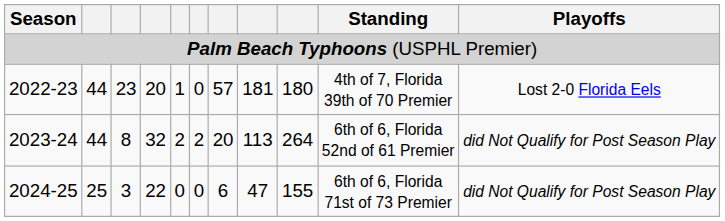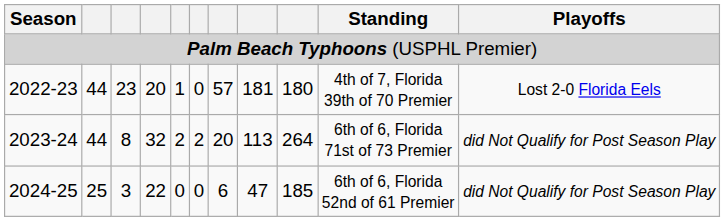(388, 141) 6th of 6, Florida 52nd of 61 Premier -> (388, 141) 6th of 6, Florida 71st of 73 Premier
(298, 190) 155 -> (298, 190) 185
(388, 191) 6th of 6, Florida 71st of 73 Premier -> (388, 191) 6th of 6, Florida 52nd of 61 Premier
